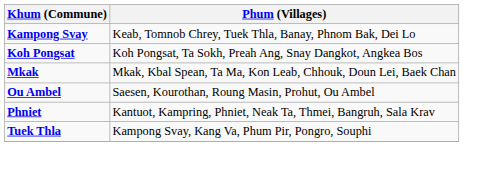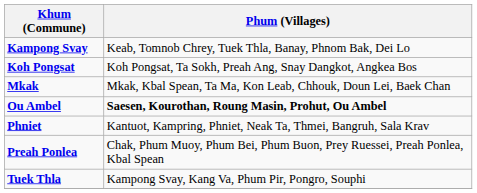(244, 92) normal -> (247, 106) bold
+ row: (42, 152)
